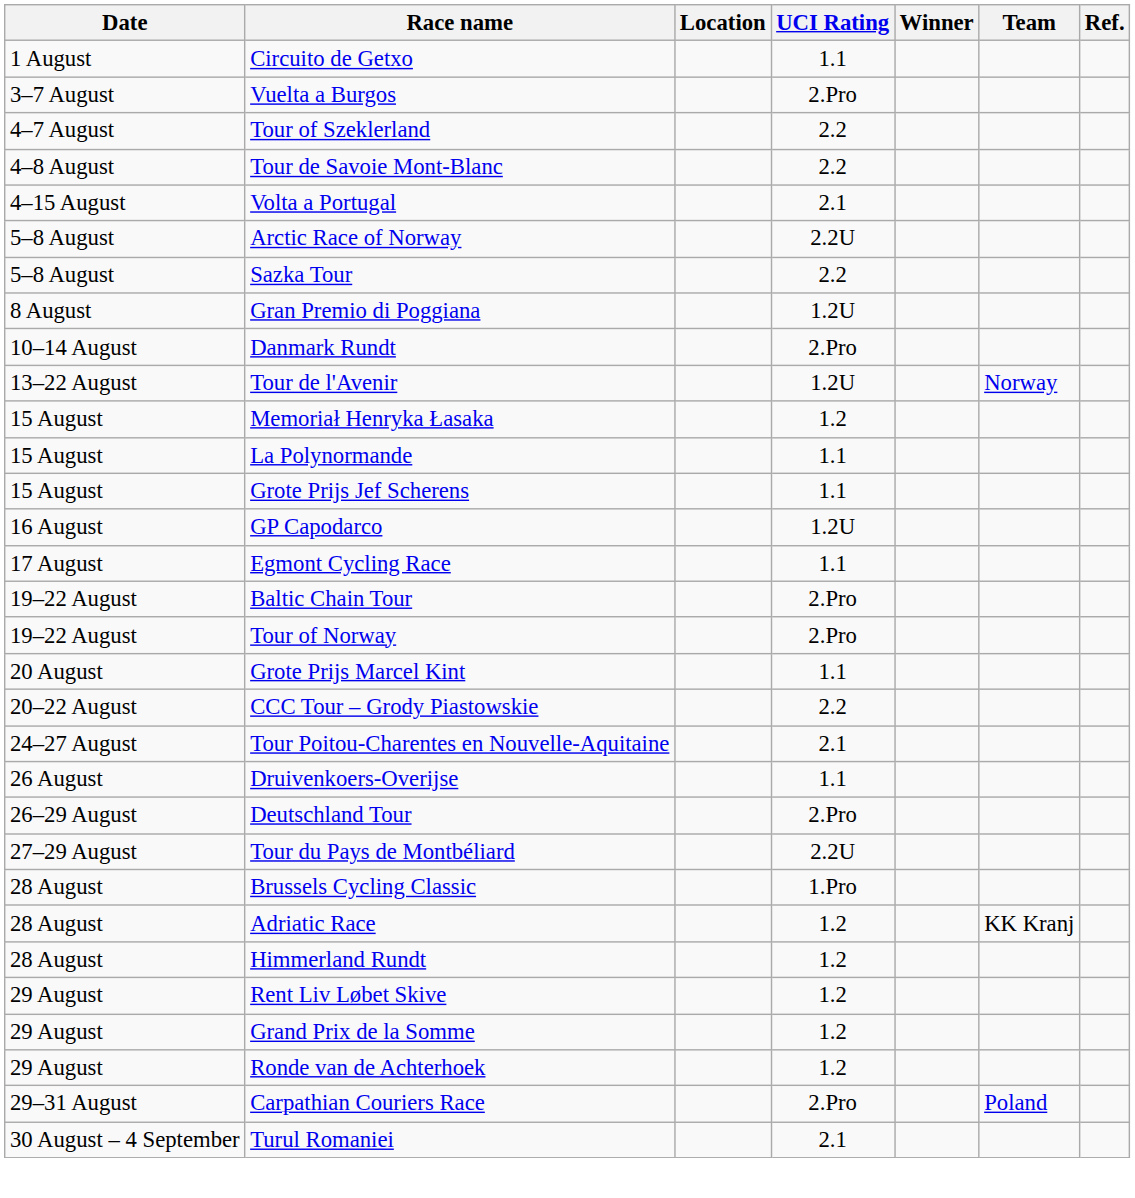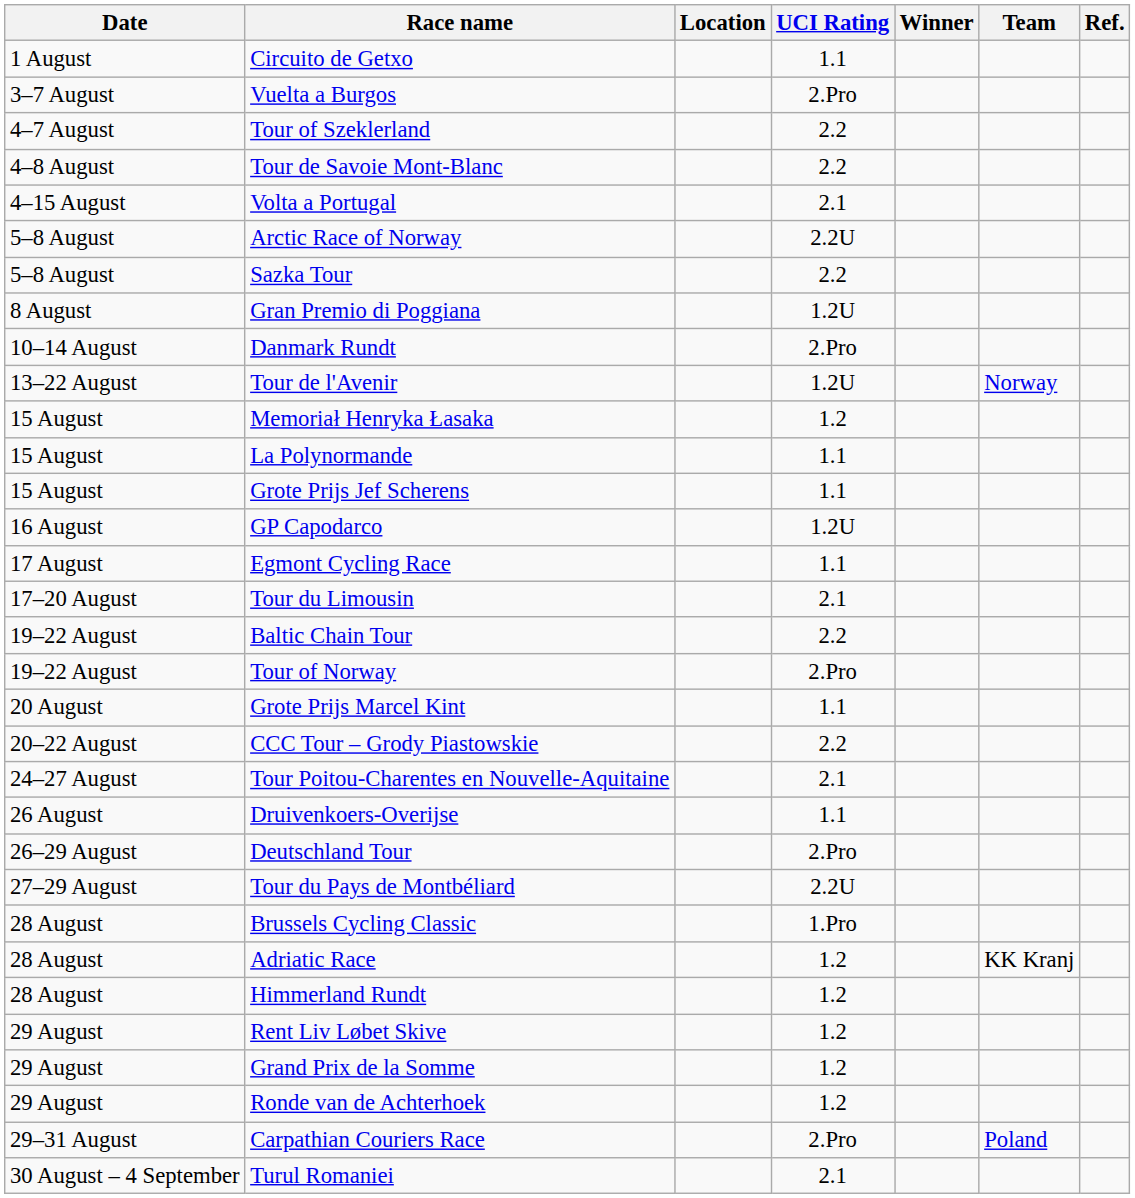+ row: (332, 599)
(833, 599) 2.Pro -> (833, 635) 2.2
